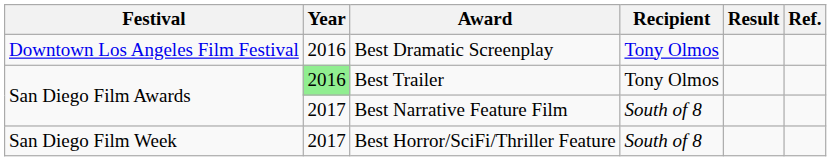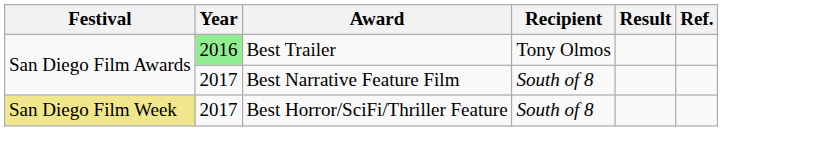- row: (454, 49)
(93, 140) no background -> (93, 110) khaki background
